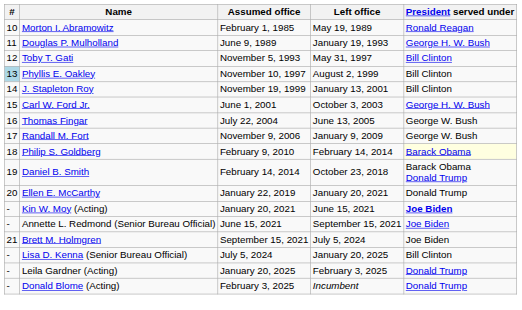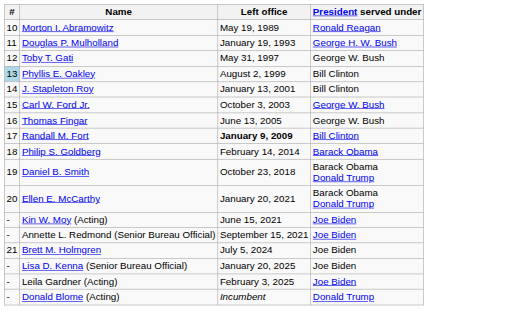- column: (264, 12)
(429, 58) Bill Clinton -> (349, 58) George W. Bush
(448, 105) George H. W. Bush -> (349, 105) George W. Bush
(348, 136) normal -> (256, 136) bold
(442, 136) George W. Bush -> (336, 136) Bill Clinton
(438, 151) lightyellow background -> (345, 151) no background
(436, 193) Donald Trump -> (345, 198) Barack Obama Donald Trump
(429, 208) bold -> (335, 219) normal
(429, 255) Bill Clinton -> (335, 266) Joe Biden
(436, 270) Donald Trump -> (335, 281) Joe Biden
